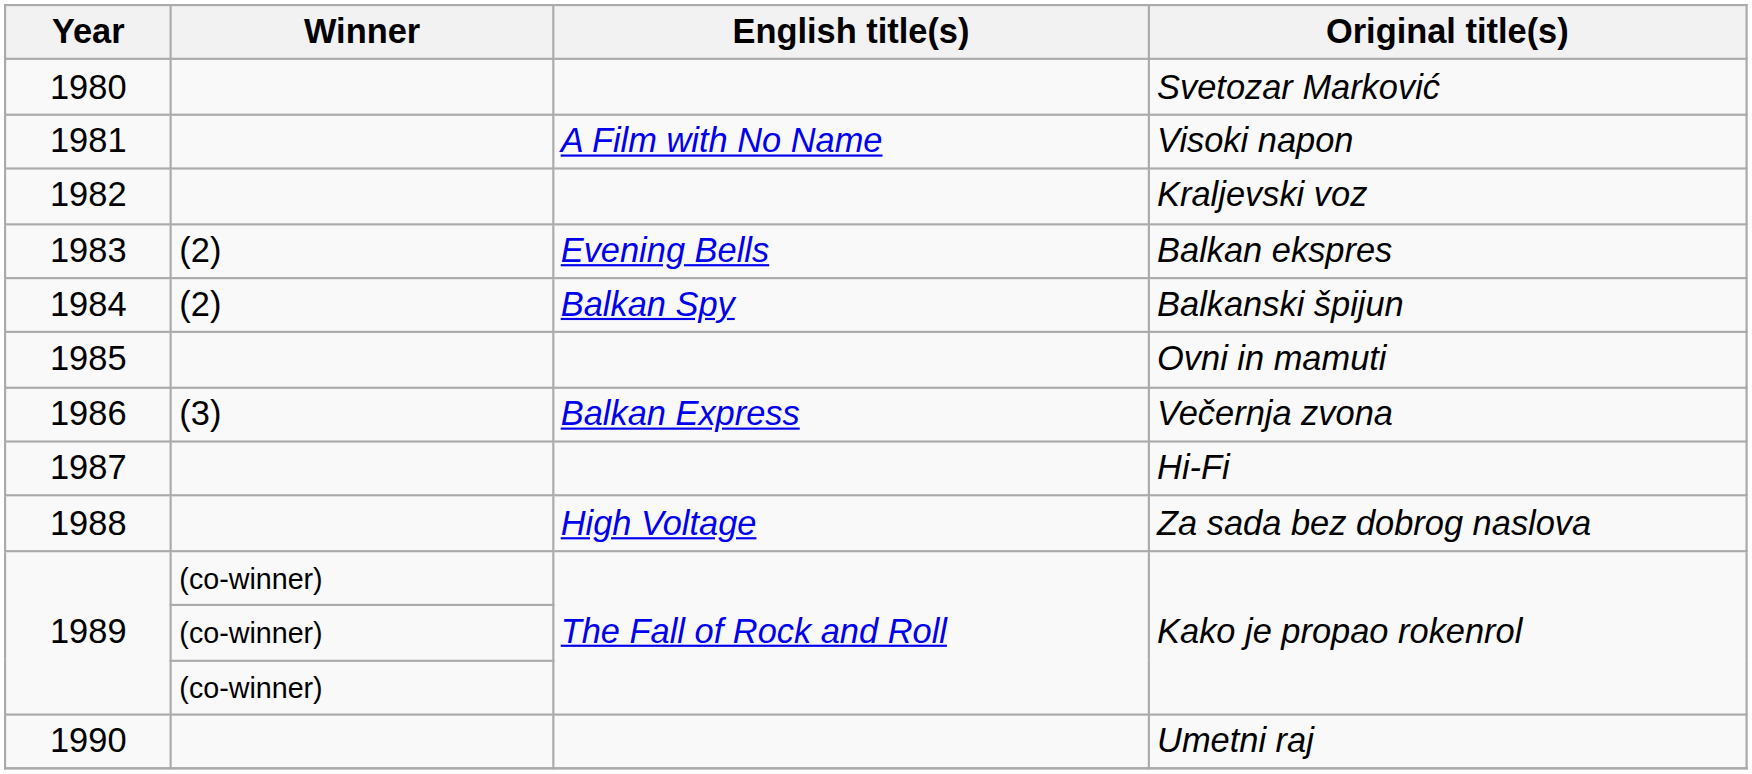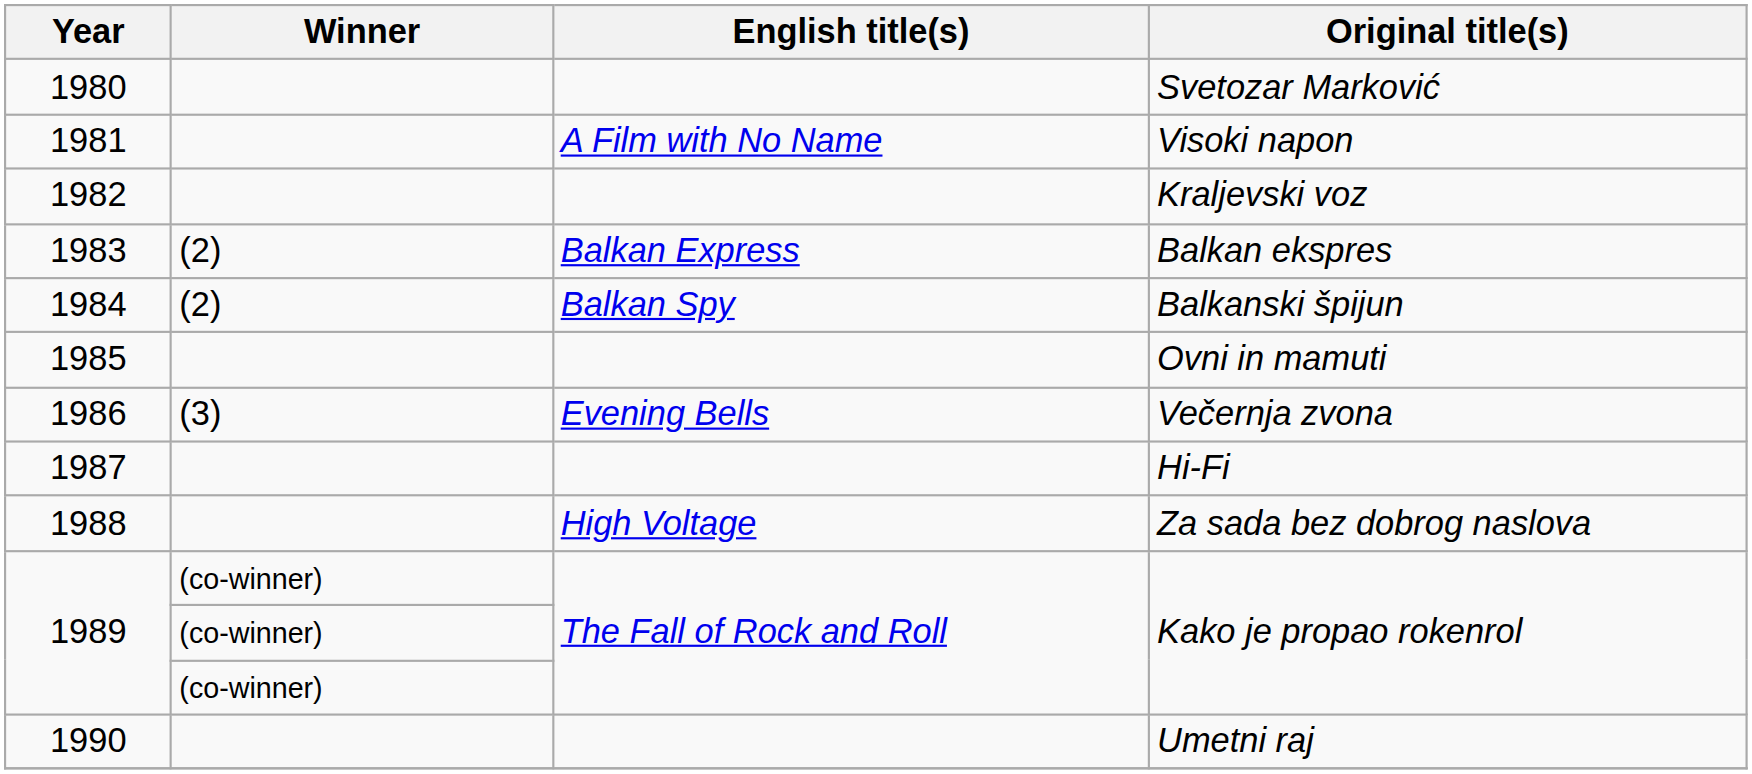(665, 250) Evening Bells -> (680, 250) Balkan Express
(680, 413) Balkan Express -> (665, 413) Evening Bells
